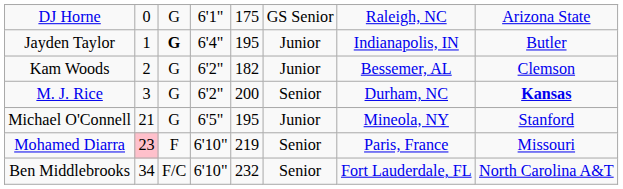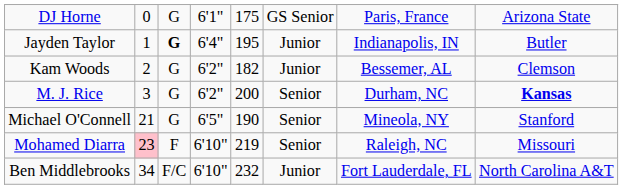(406, 17) Raleigh, NC -> (406, 17) Paris, France
(247, 119) 195 -> (247, 119) 190
(300, 119) Junior -> (300, 119) Senior
(406, 145) Paris, France -> (406, 145) Raleigh, NC
(300, 171) Senior -> (300, 171) Junior
